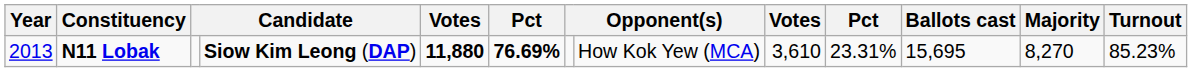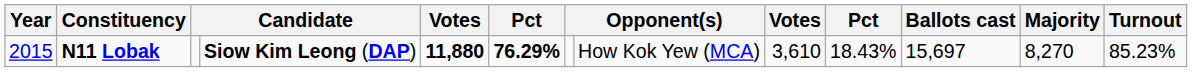(31, 51) 2013 -> (31, 51) 2015
(527, 51) 76.69% -> (527, 51) 76.29%
(863, 51) 23.31% -> (863, 51) 18.43%
(936, 51) 15,695 -> (936, 51) 15,697
